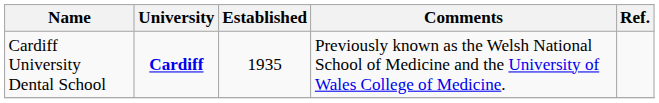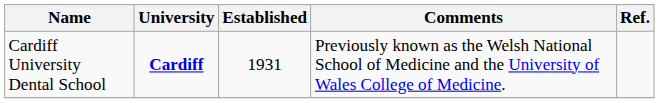(265, 64) 1935 -> (265, 64) 1931
